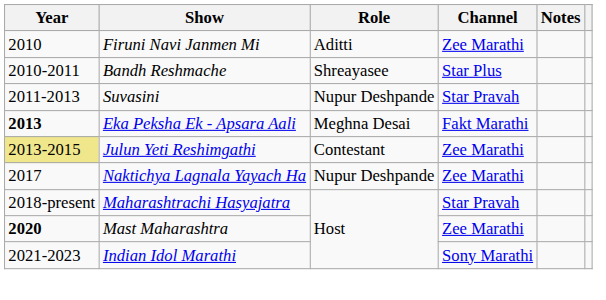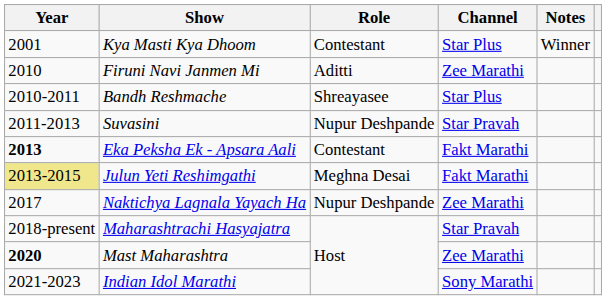+ row: (179, 44)
(362, 123) Meghna Desai -> (349, 149) Contestant
(349, 149) Contestant -> (362, 176) Meghna Desai
(483, 149) Zee Marathi -> (485, 176) Fakt Marathi
